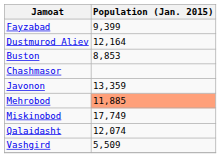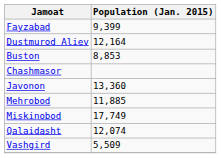(109, 86) 13,359 -> (109, 86) 13,360
(109, 101) lightsalmon background -> (109, 101) no background
